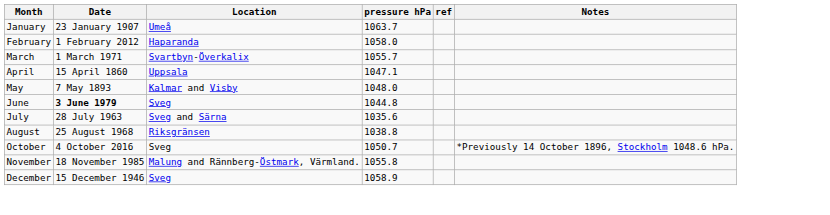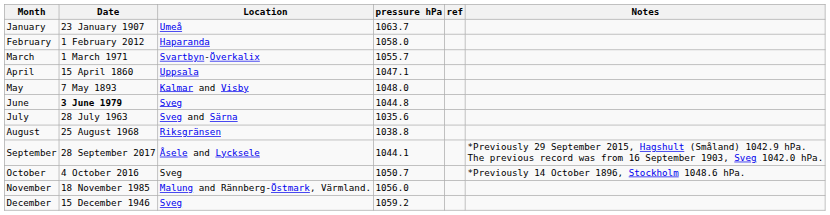+ row: (32, 153)
(381, 162) 1055.8 -> (392, 188) 1056.0
(381, 177) 1058.9 -> (392, 203) 1059.2
